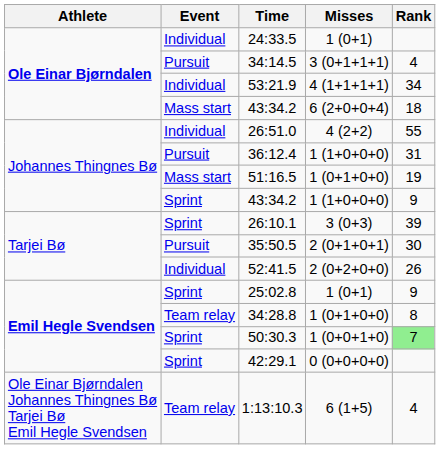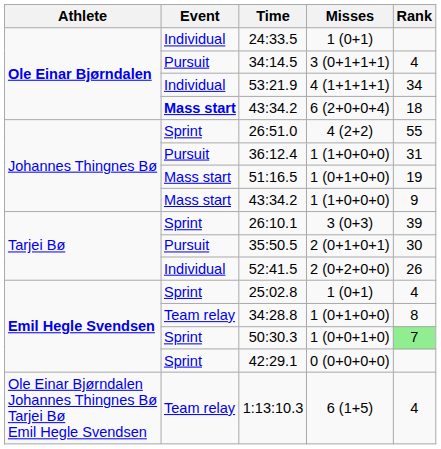(197, 108) normal -> (200, 108) bold
(195, 131) Individual -> (183, 131) Sprint
(183, 200) Sprint -> (197, 200) Mass start
(413, 292) 9 -> (414, 292) 4
